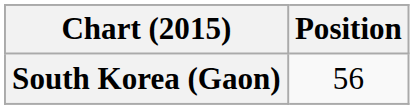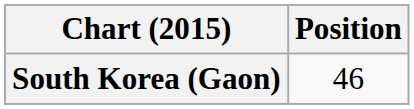(348, 78) 56 -> (348, 78) 46
